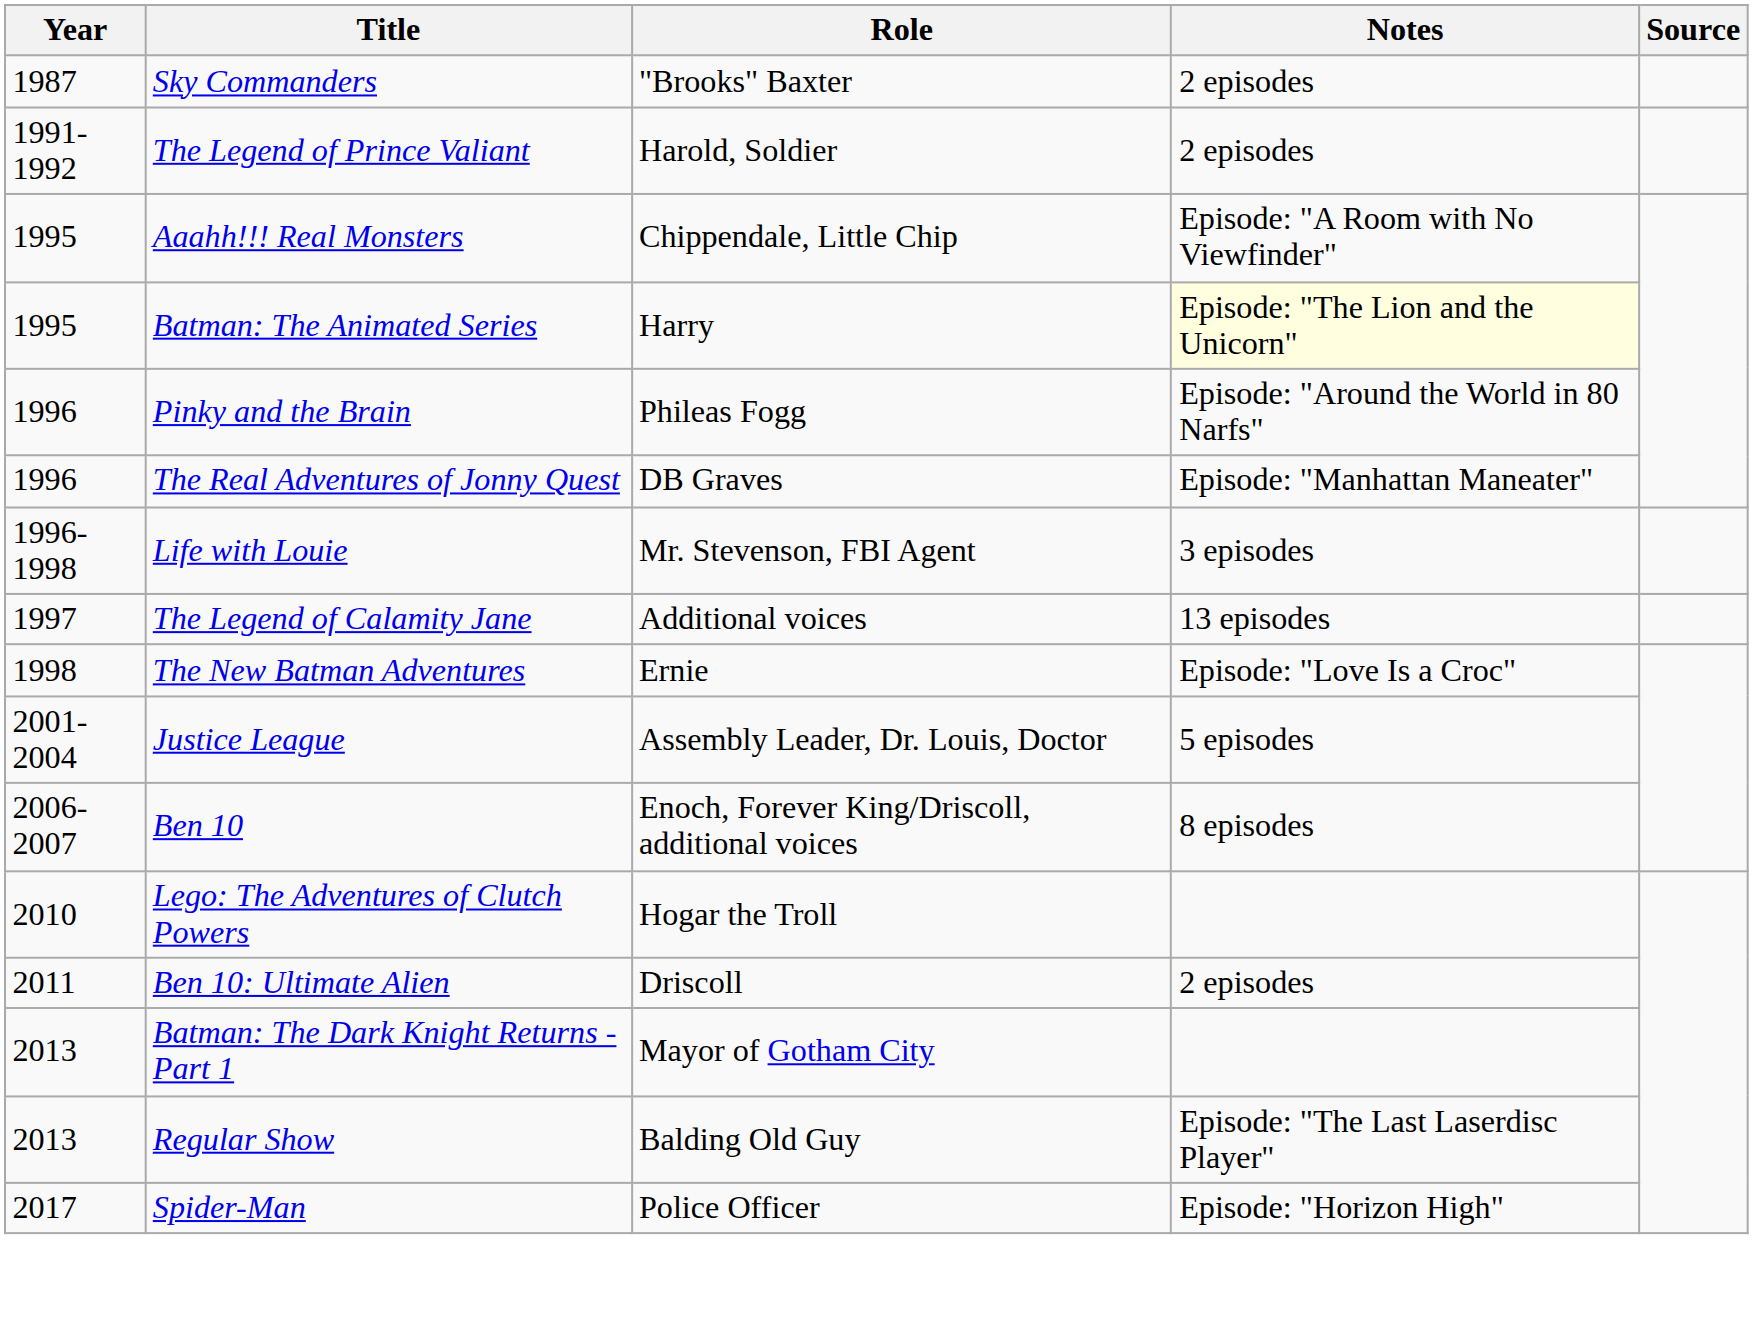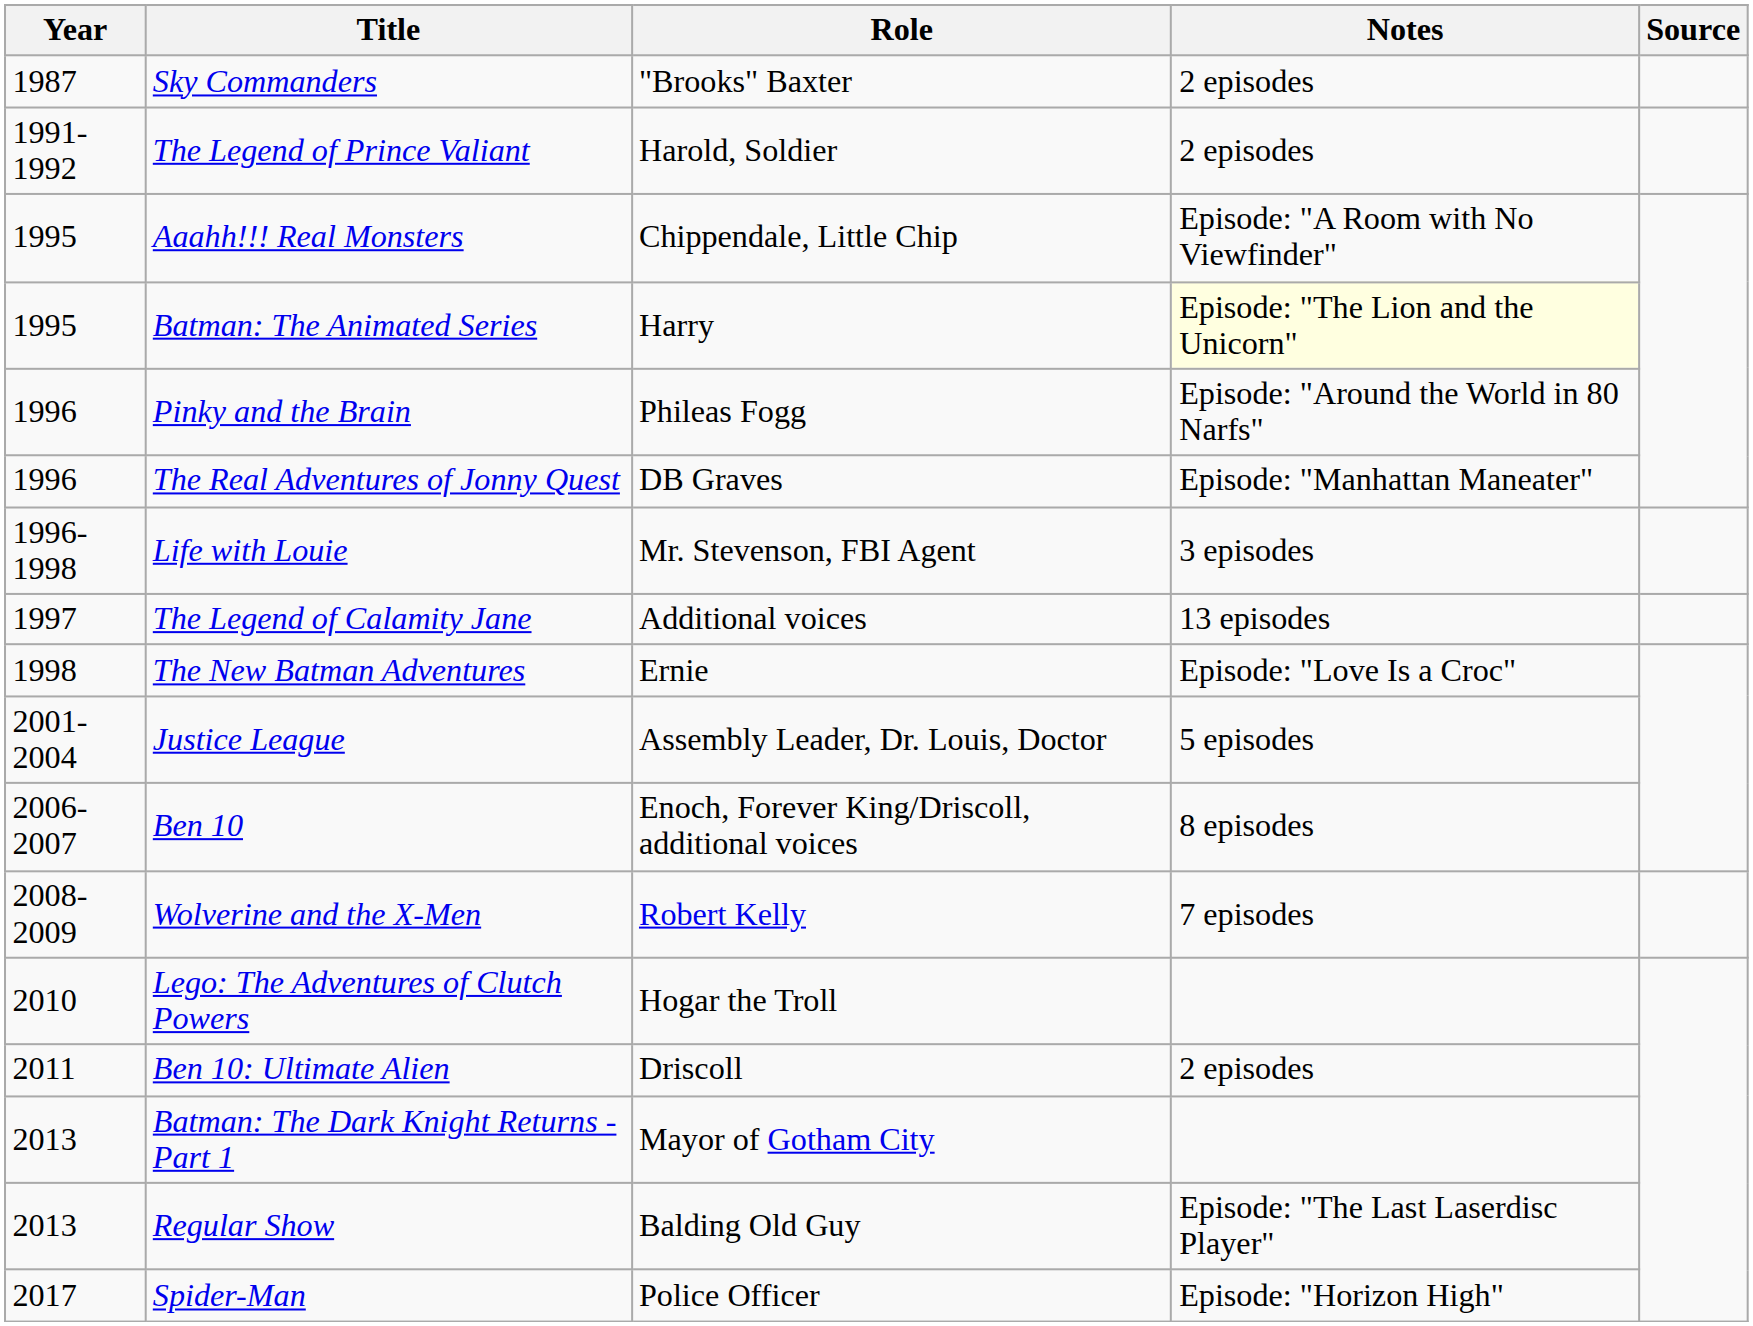+ row: (317, 913)
